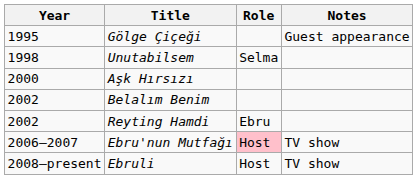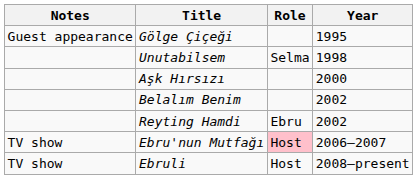columns swapped: (55, 15) <-> (347, 15)
